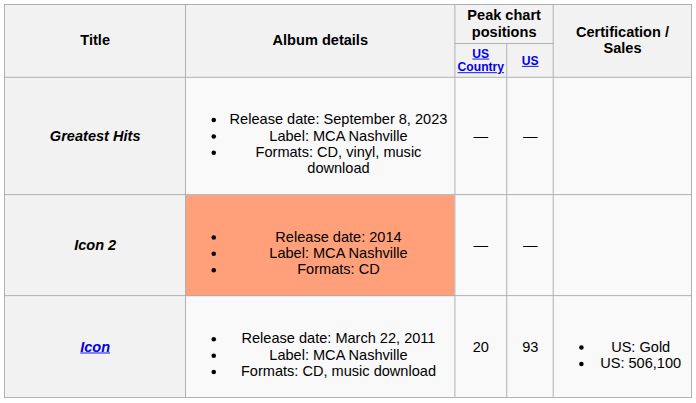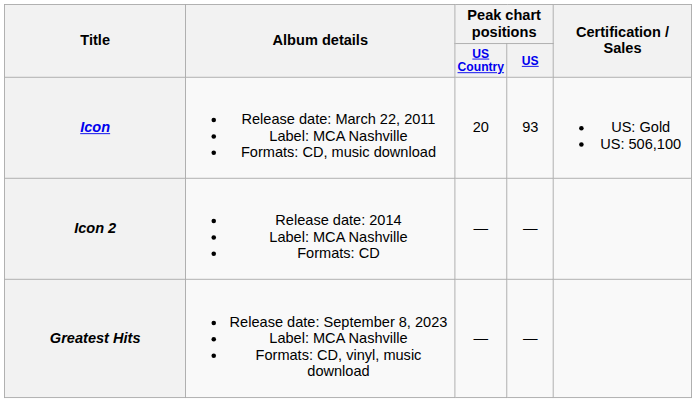rows swapped: (95, 346) <-> (95, 135)
(320, 254) lightsalmon background -> (320, 237) no background
